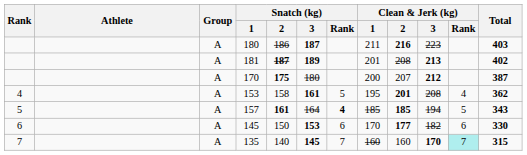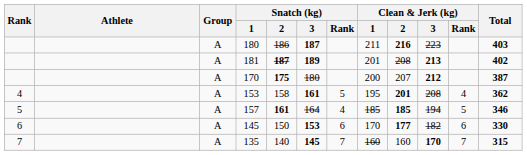(342, 110) bold -> (342, 110) normal
(500, 110) 343 -> (500, 110) 346
(463, 142) paleturquoise background -> (463, 142) no background
